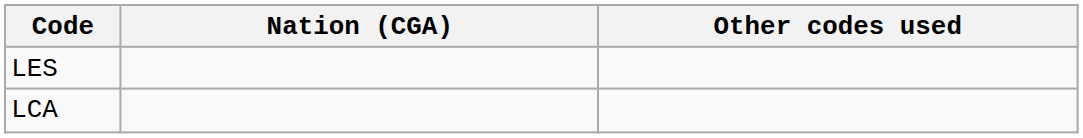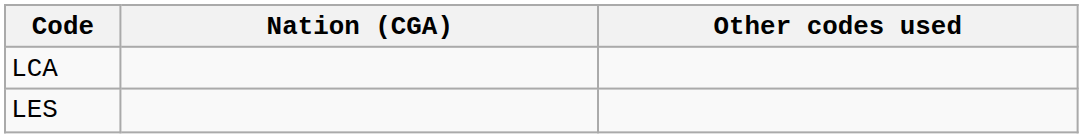rows swapped: (34, 110) <-> (34, 68)
